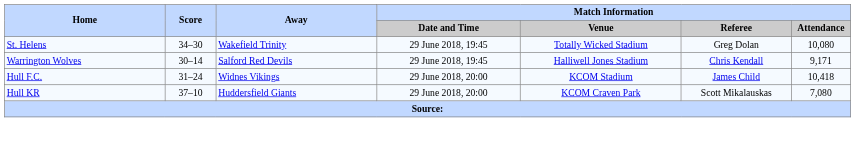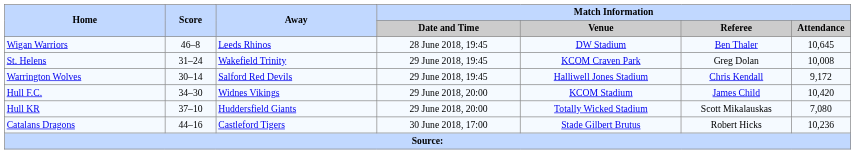+ row: (37, 44)
(190, 44) 34–30 -> (190, 60) 31–24
(601, 44) Totally Wicked Stadium -> (601, 60) KCOM Craven Park
(821, 44) 10,080 -> (821, 60) 10,008
(821, 60) 9,171 -> (821, 76) 9,172
(190, 76) 31–24 -> (190, 92) 34–30
(821, 76) 10,418 -> (821, 92) 10,420
(601, 92) KCOM Craven Park -> (601, 109) Totally Wicked Stadium
+ row: (41, 125)
